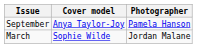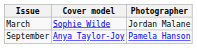rows swapped: (18, 37) <-> (28, 24)
